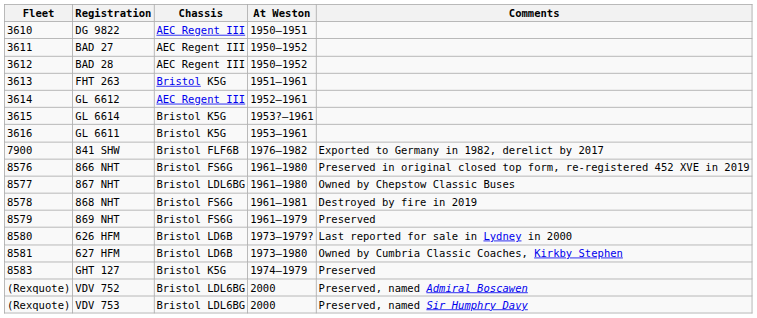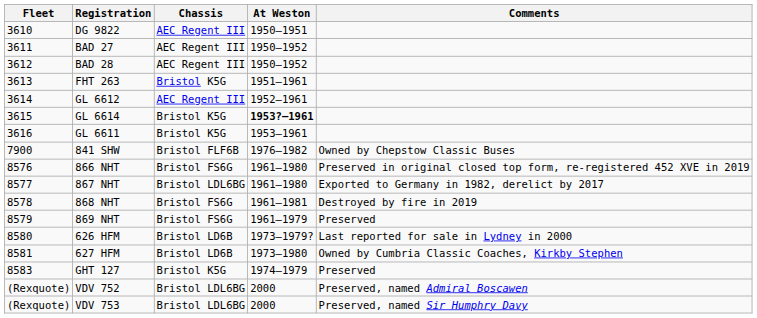(282, 116) normal -> (282, 116) bold
(461, 150) Exported to Germany in 1982, derelict by 2017 -> (417, 150) Owned by Chepstow Classic Buses
(417, 185) Owned by Chepstow Classic Buses -> (461, 185) Exported to Germany in 1982, derelict by 2017
